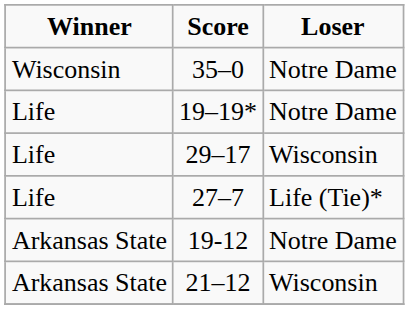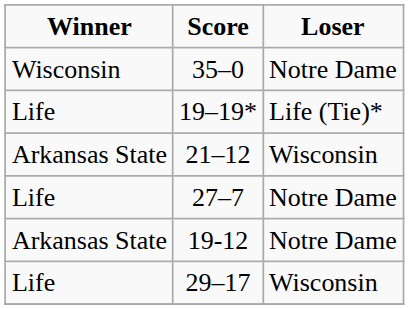(333, 111) Notre Dame -> (326, 111) Life (Tie)*
rows swapped: (218, 154) <-> (218, 283)
(326, 197) Life (Tie)* -> (333, 197) Notre Dame
